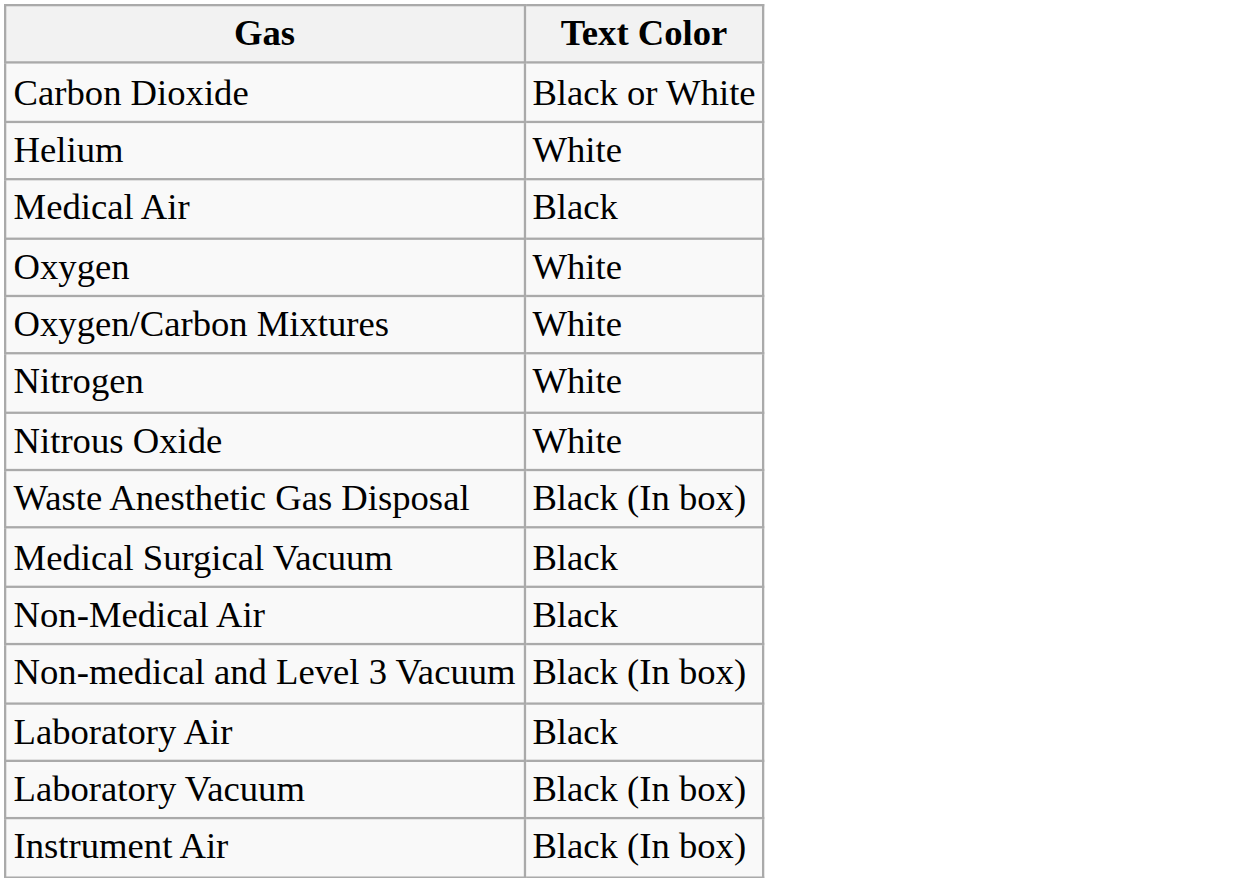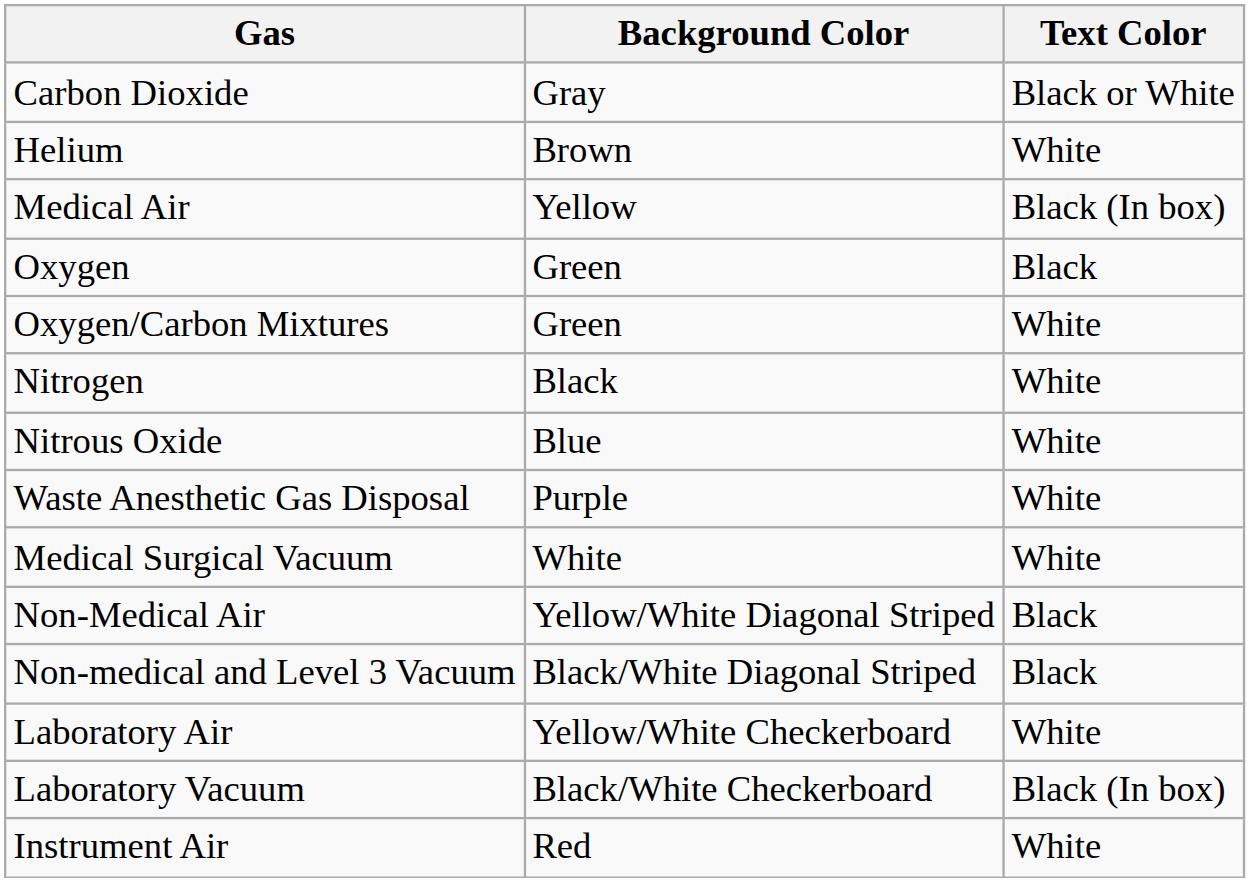+ column: (764, 33)
(575, 207) Black -> (1119, 207) Black (In box)
(577, 265) White -> (1054, 265) Black
(639, 498) Black (In box) -> (1056, 498) White
(575, 556) Black -> (1056, 556) White
(639, 672) Black (In box) -> (1054, 672) Black
(575, 730) Black -> (1056, 730) White
(639, 847) Black (In box) -> (1056, 847) White
